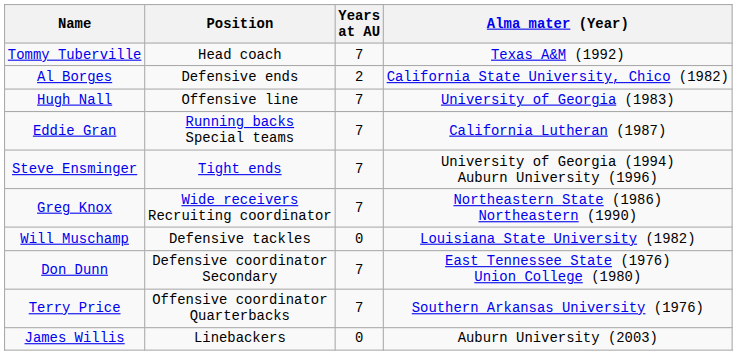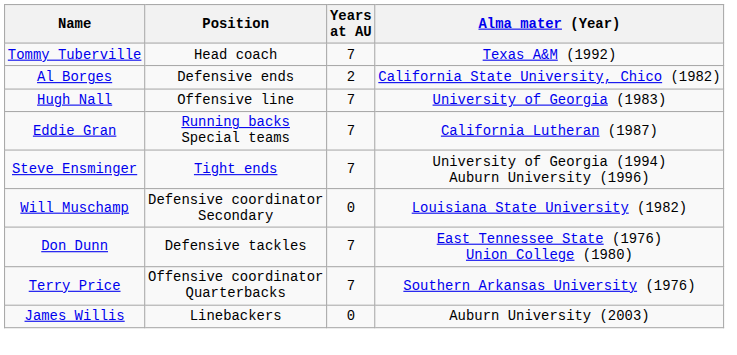- row: (75, 208)
(240, 239) Defensive tackles -> (236, 208) Defensive coordinator Secondary
(240, 269) Defensive coordinator Secondary -> (236, 247) Defensive tackles
